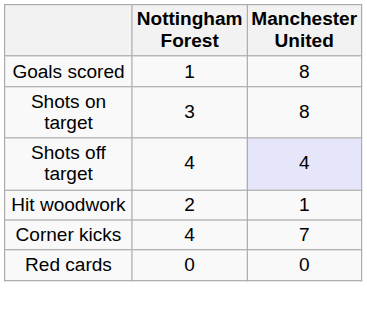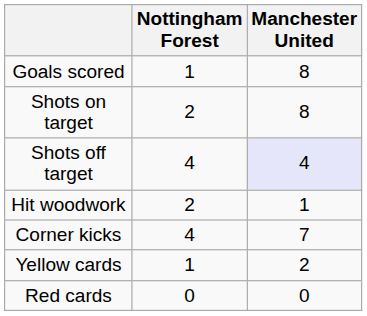(190, 112) 3 -> (190, 112) 2
+ row: (68, 265)
